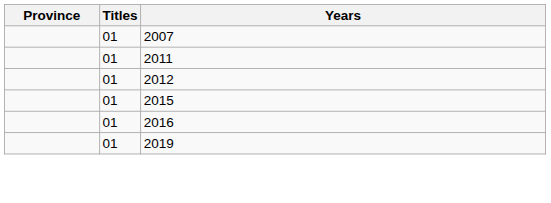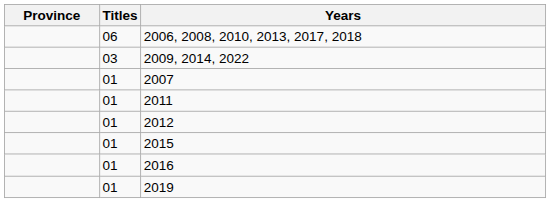+ row: (253, 37)
+ row: (196, 58)
